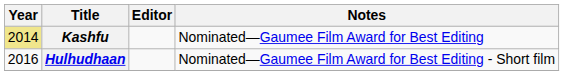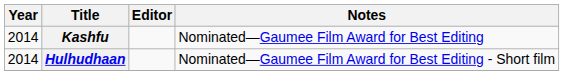(23, 37) khaki background -> (23, 37) no background
(23, 59) 2016 -> (23, 59) 2014
